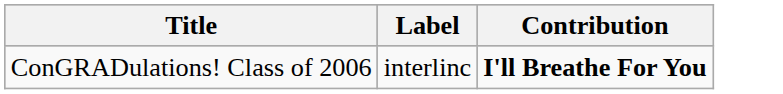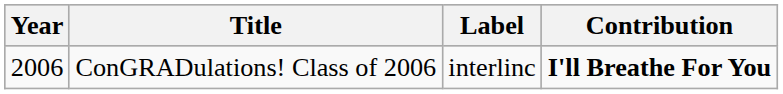+ column: (37, 25)
